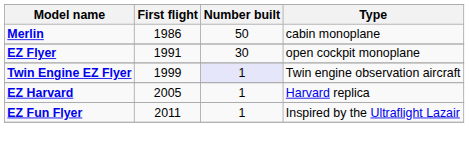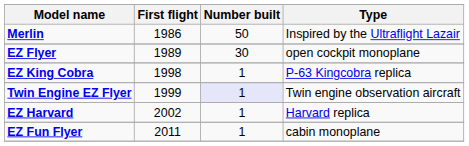(333, 34) cabin monoplane -> (373, 34) Inspired by the Ultraflight Lazair
(168, 54) 1991 -> (168, 54) 1989
+ row: (50, 73)
(168, 93) 2005 -> (168, 112) 2002
(373, 112) Inspired by the Ultraflight Lazair -> (333, 132) cabin monoplane
